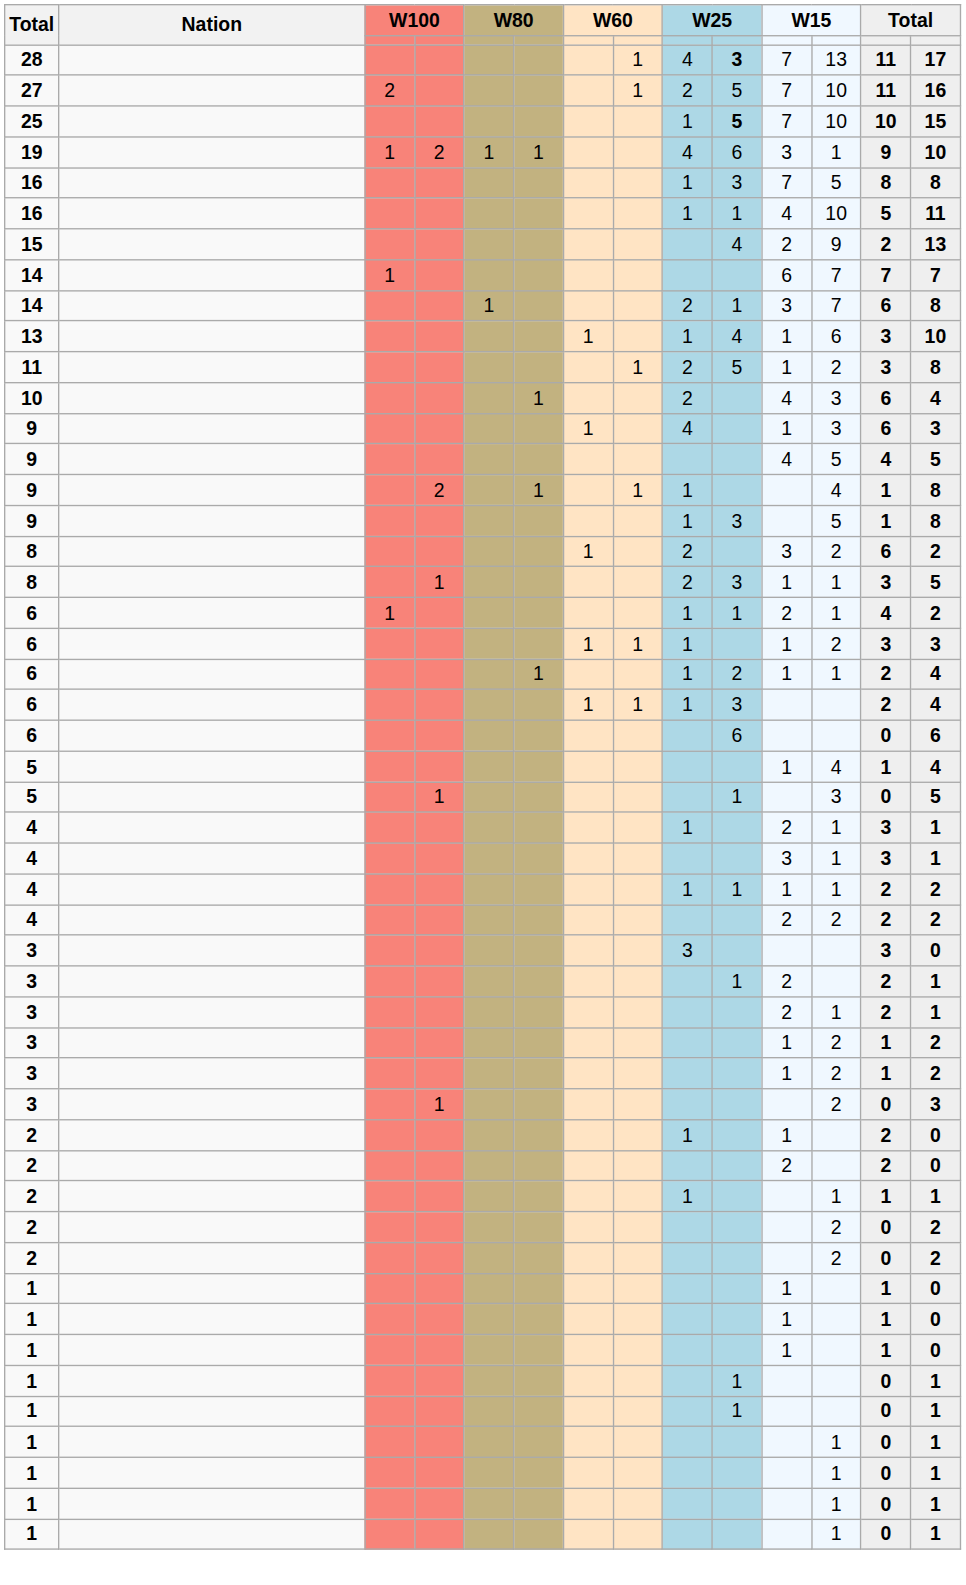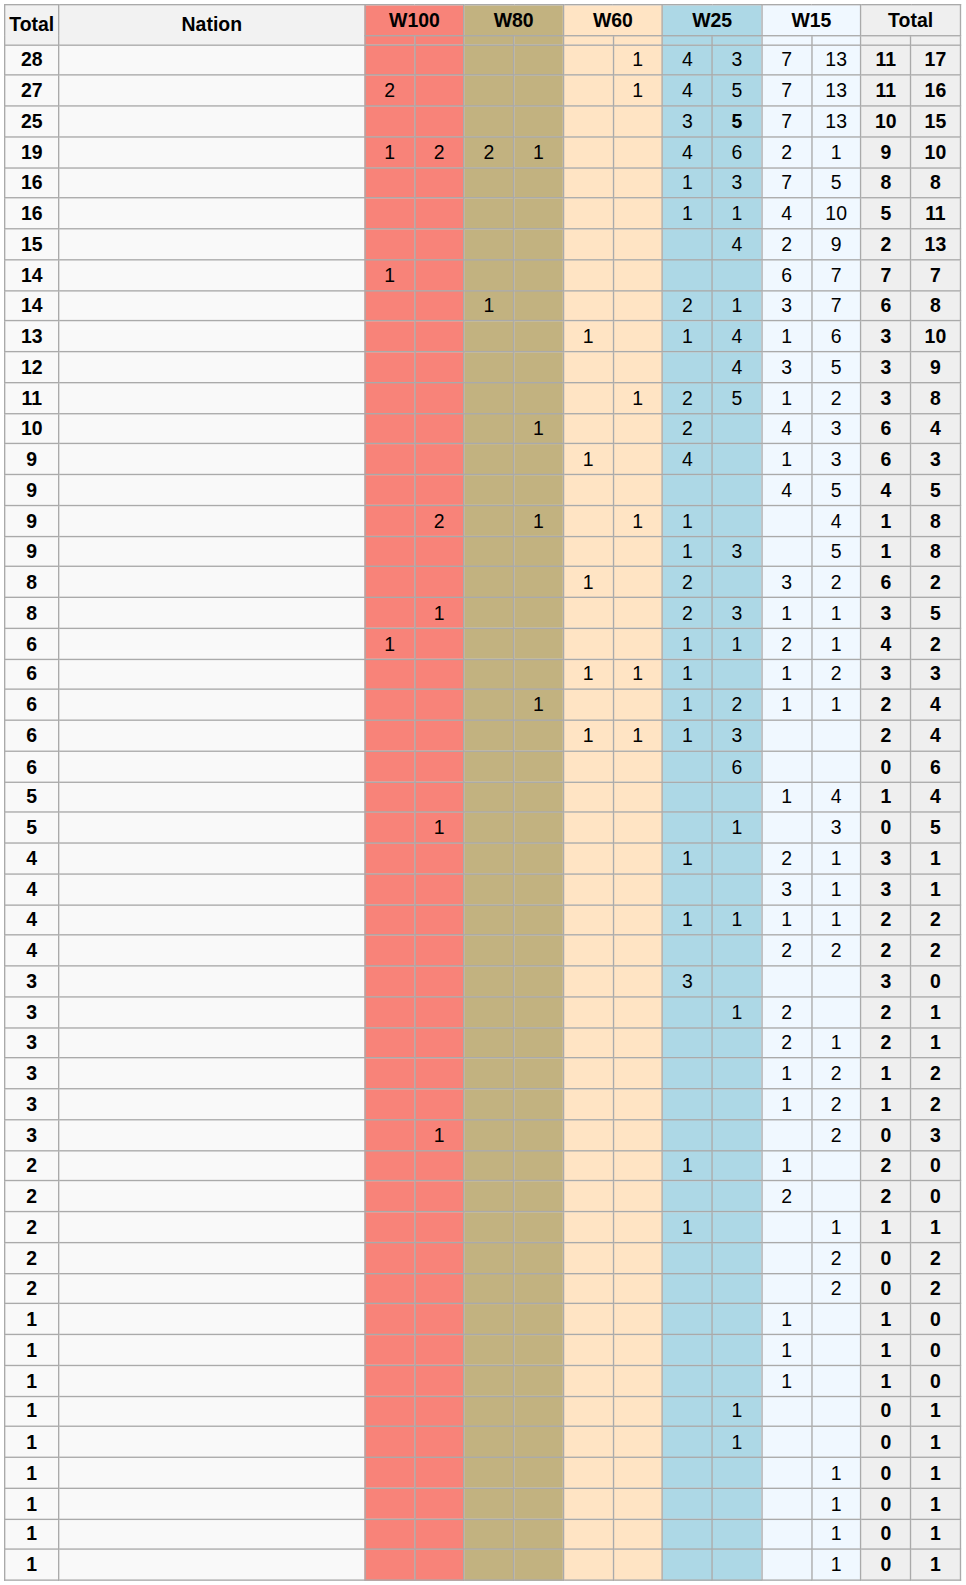(737, 60) bold -> (737, 60) normal
(687, 91) 2 -> (687, 91) 4
(836, 91) 10 -> (836, 91) 13
(687, 122) 1 -> (687, 122) 3
(836, 122) 10 -> (836, 122) 13
(489, 152) 1 -> (489, 152) 2
(787, 152) 3 -> (787, 152) 2
+ row: (32, 367)
